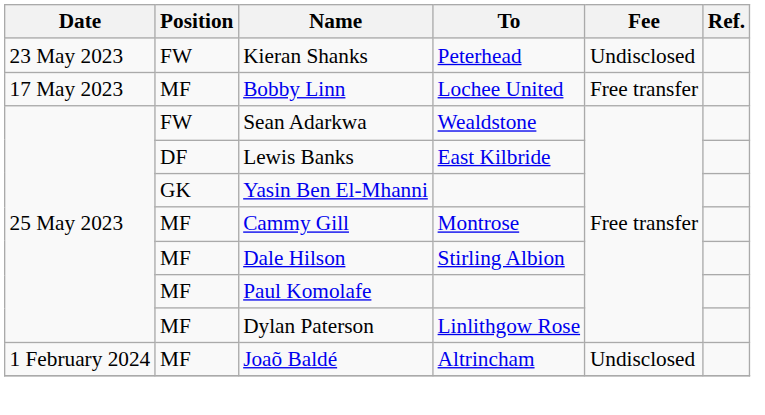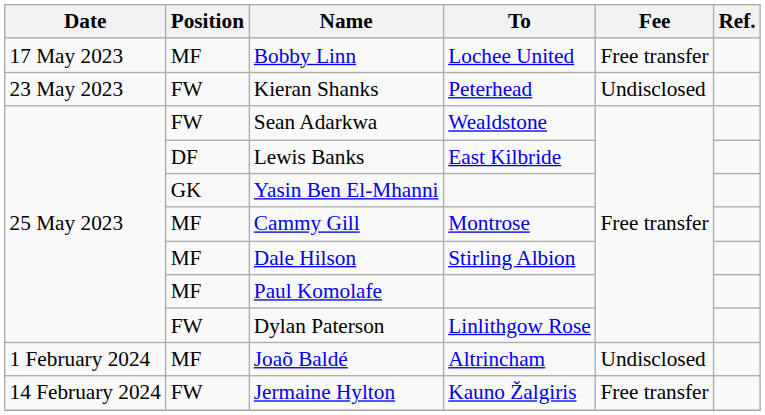rows swapped: (294, 88) <-> (306, 55)
(175, 325) MF -> (187, 325) FW
+ row: (324, 392)
